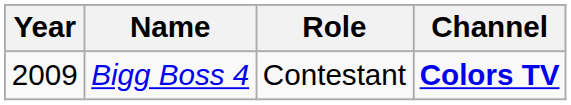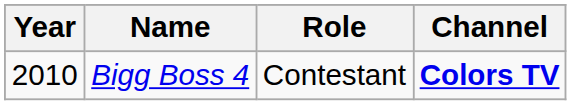(45, 74) 2009 -> (45, 74) 2010
